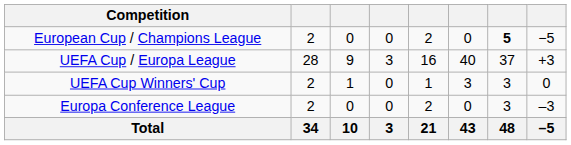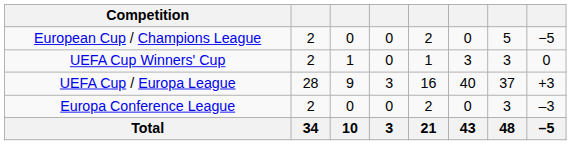(507, 38) bold -> (507, 38) normal
rows swapped: (148, 83) <-> (148, 60)
